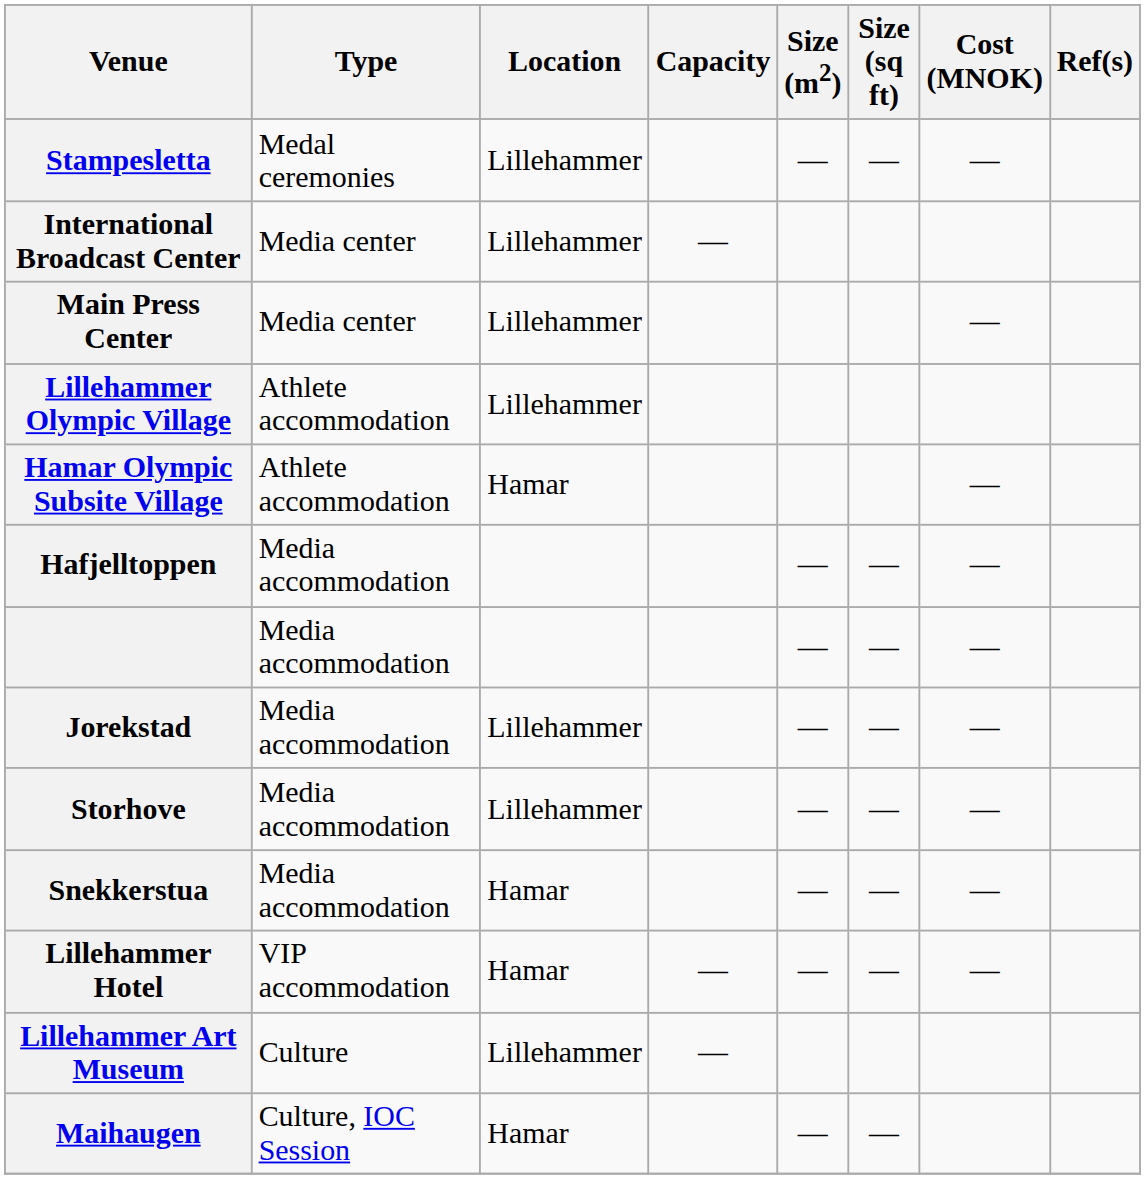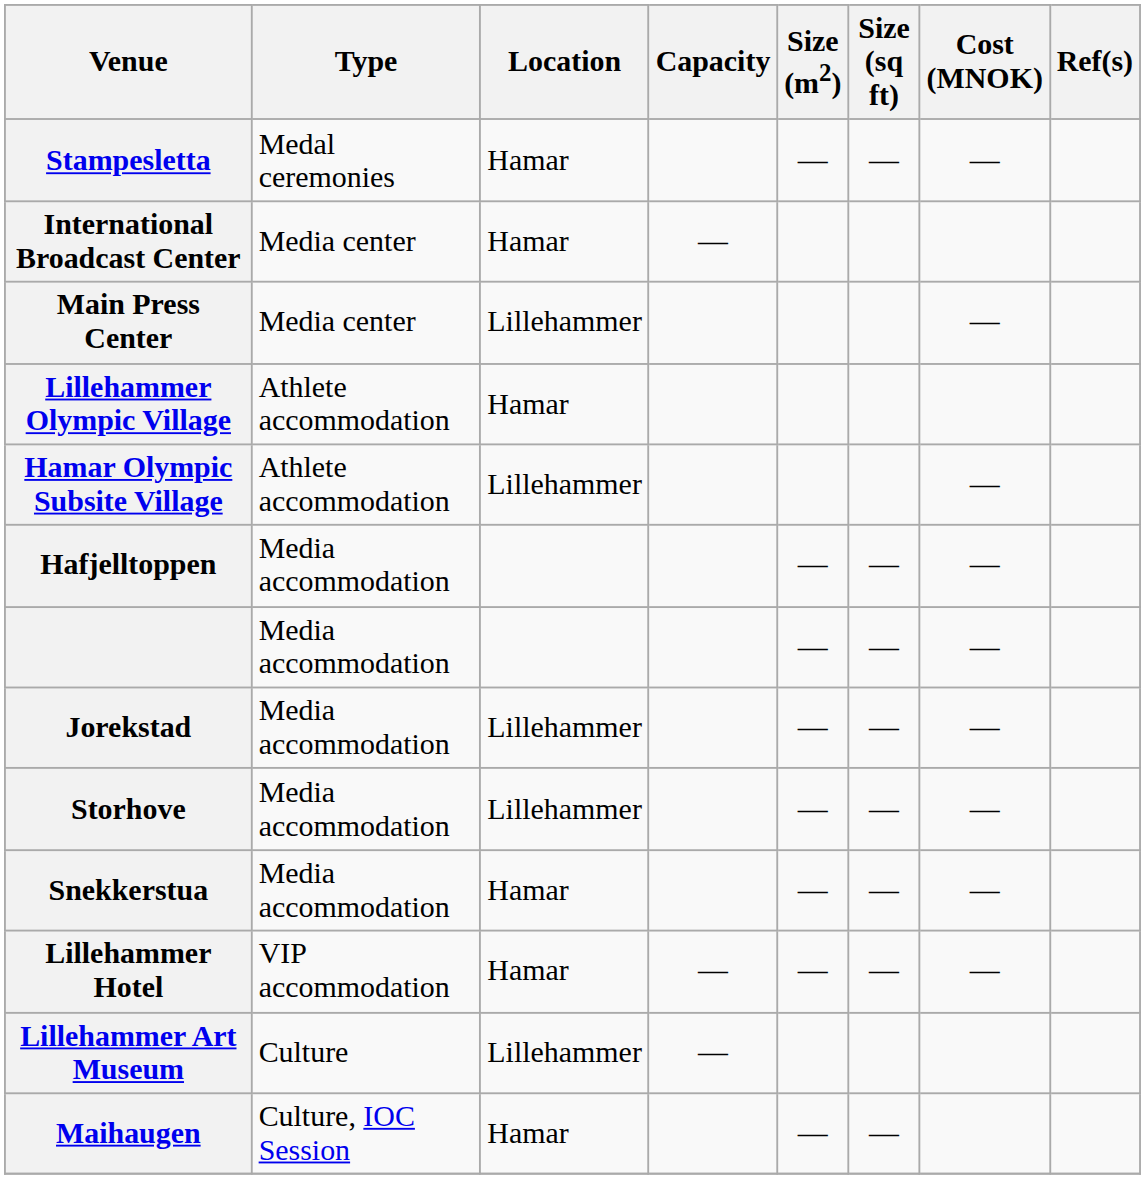(565, 159) Lillehammer -> (528, 159) Hamar
(565, 240) Lillehammer -> (528, 240) Hamar
(565, 403) Lillehammer -> (528, 403) Hamar
(528, 484) Hamar -> (565, 484) Lillehammer
